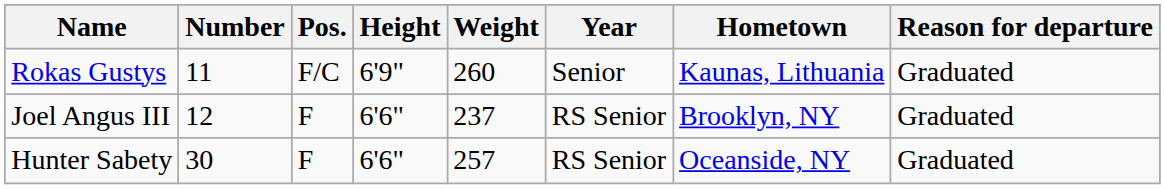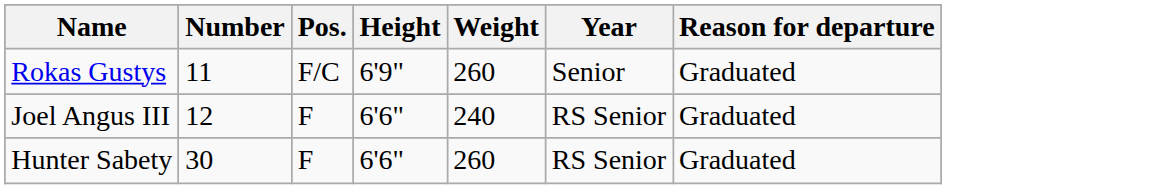- column: (782, 26)
(474, 115) 237 -> (474, 115) 240
(474, 159) 257 -> (474, 159) 260
